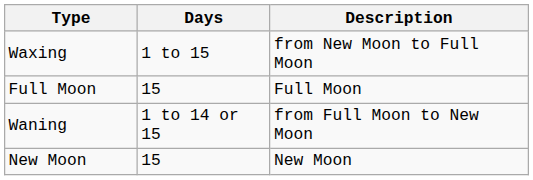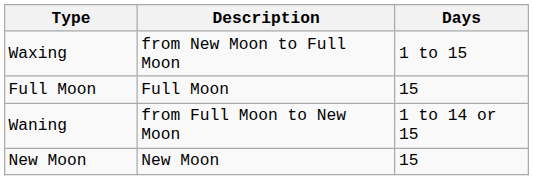columns swapped: (204, 18) <-> (399, 18)
